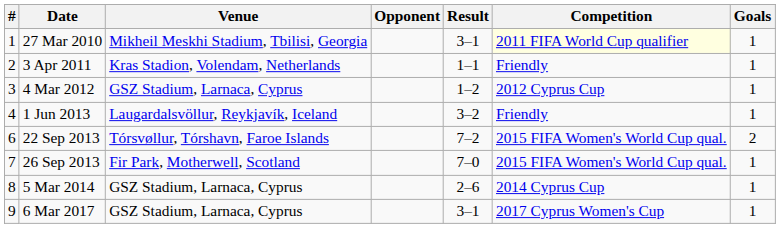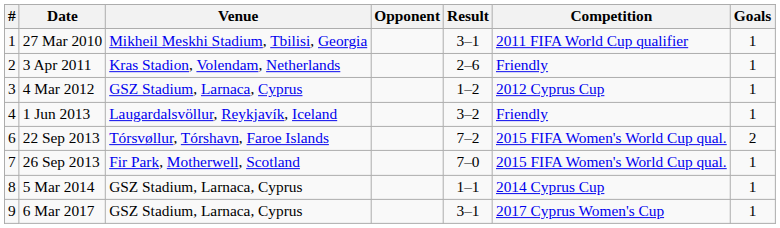(592, 41) lightyellow background -> (592, 41) no background
(468, 65) 1–1 -> (468, 65) 2–6
(468, 187) 2–6 -> (468, 187) 1–1
